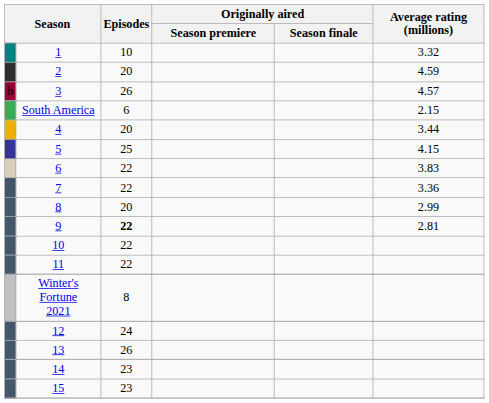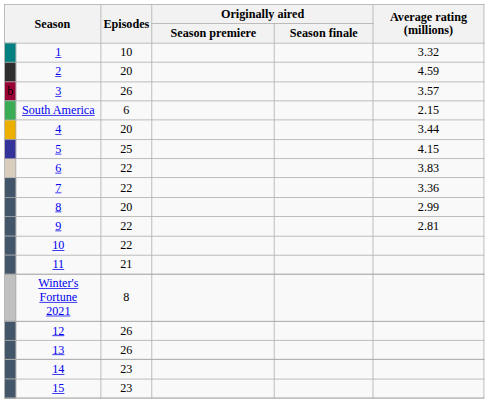(428, 91) 4.57 -> (428, 91) 3.57
(126, 226) bold -> (126, 226) normal
(126, 264) 22 -> (126, 264) 21
(126, 330) 24 -> (126, 330) 26
